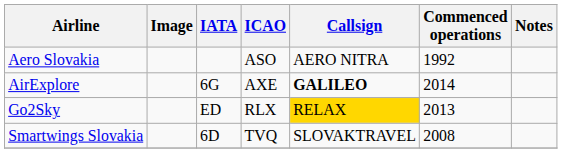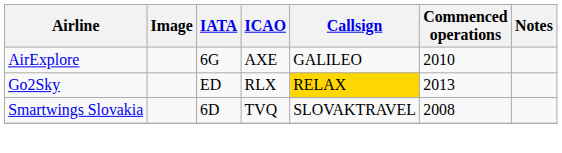- row: (54, 60)
(330, 85) bold -> (328, 60) normal
(439, 85) 2014 -> (439, 60) 2010
